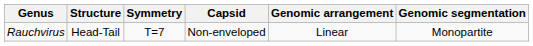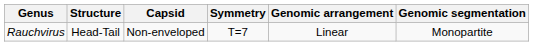columns swapped: (154, 13) <-> (227, 13)
